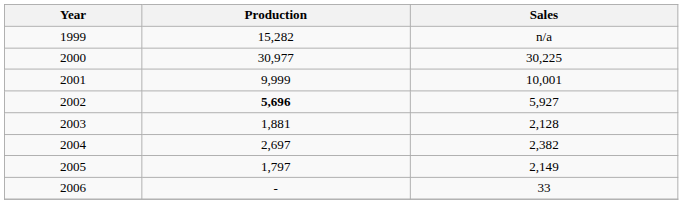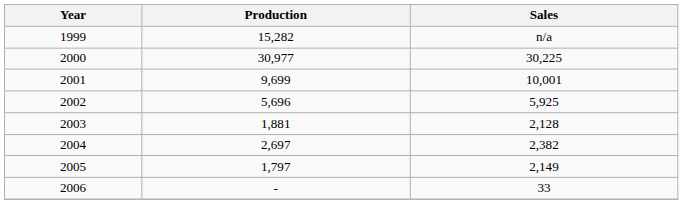(276, 80) 9,999 -> (276, 80) 9,699
(276, 102) bold -> (276, 102) normal
(544, 102) 5,927 -> (544, 102) 5,925
